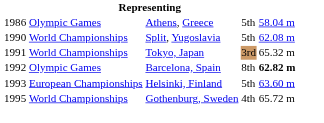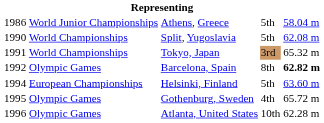(65, 22) Olympic Games -> (93, 22) World Junior Championships
(15, 83) 1993 -> (15, 83) 1994
(78, 98) World Championships -> (65, 98) Olympic Games
+ row: (209, 113)
